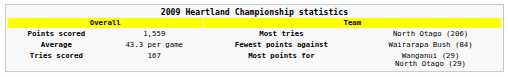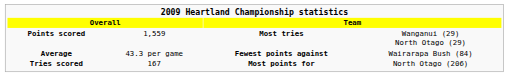(431, 34) North Otago (206) -> (431, 38) Wanganui (29) North Otago (29)
(431, 60) Wanganui (29) North Otago (29) -> (431, 64) North Otago (206)
